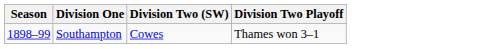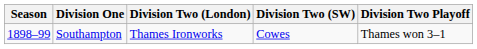+ column: (190, 14)
